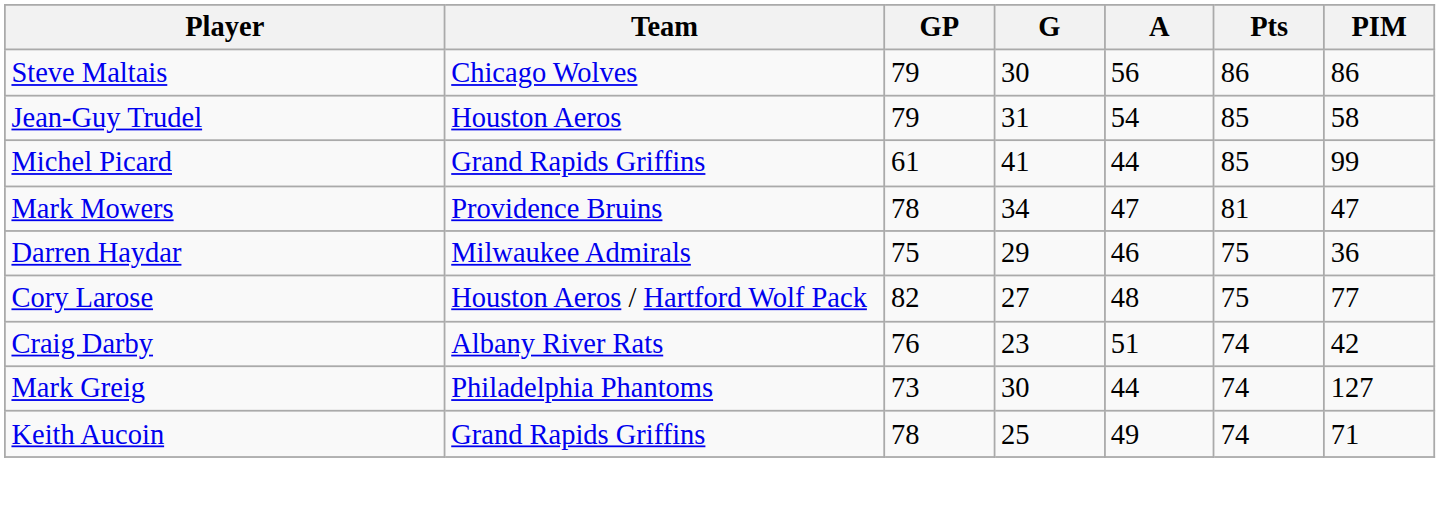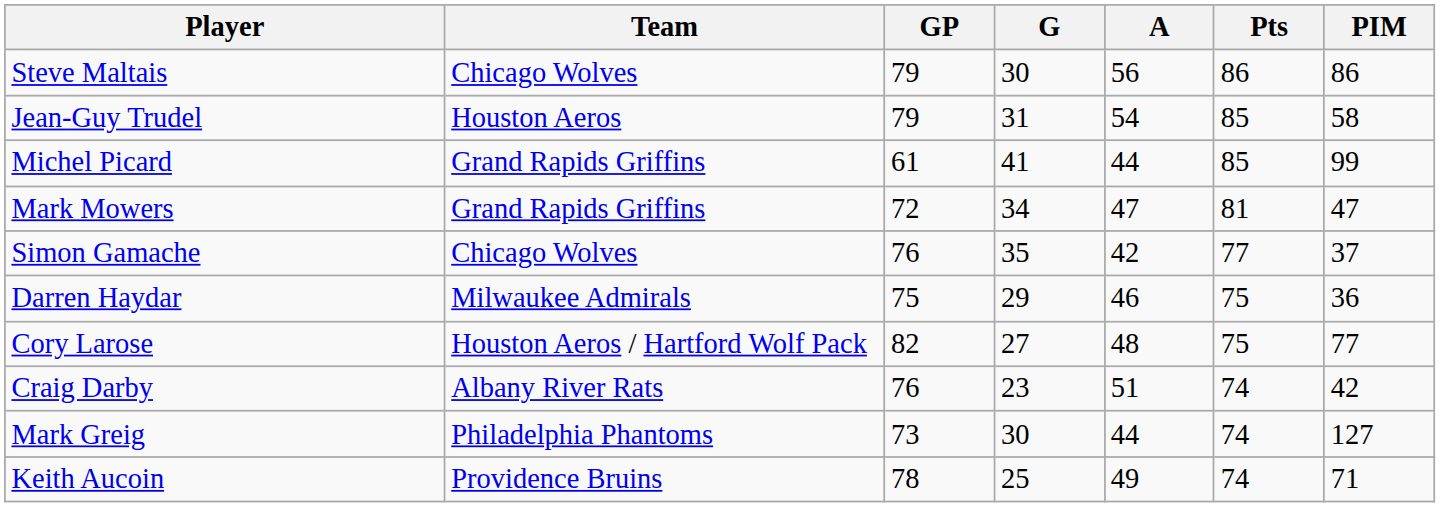(557, 207) Providence Bruins -> (578, 207) Grand Rapids Griffins
(905, 207) 78 -> (905, 207) 72
+ row: (106, 252)
(578, 433) Grand Rapids Griffins -> (557, 478) Providence Bruins
